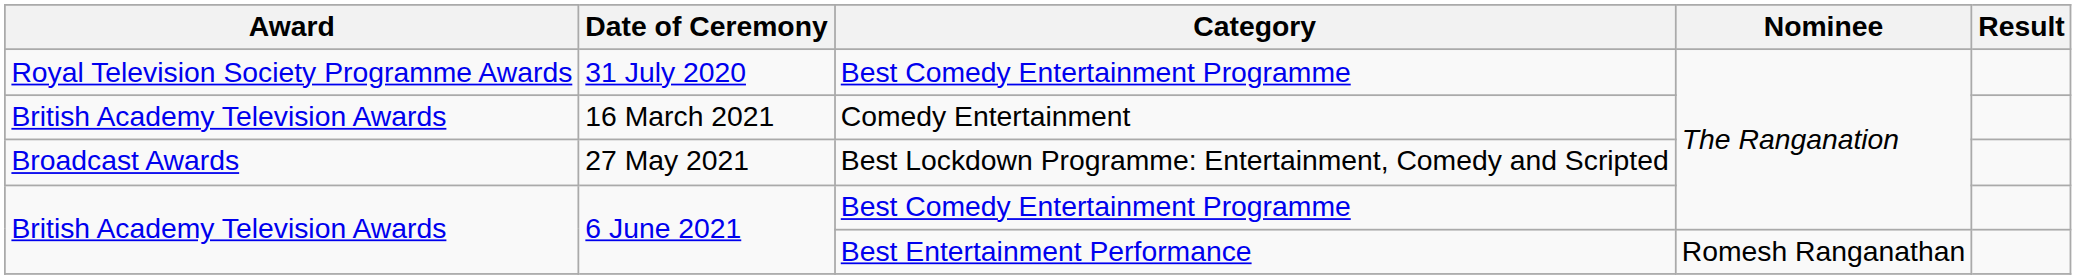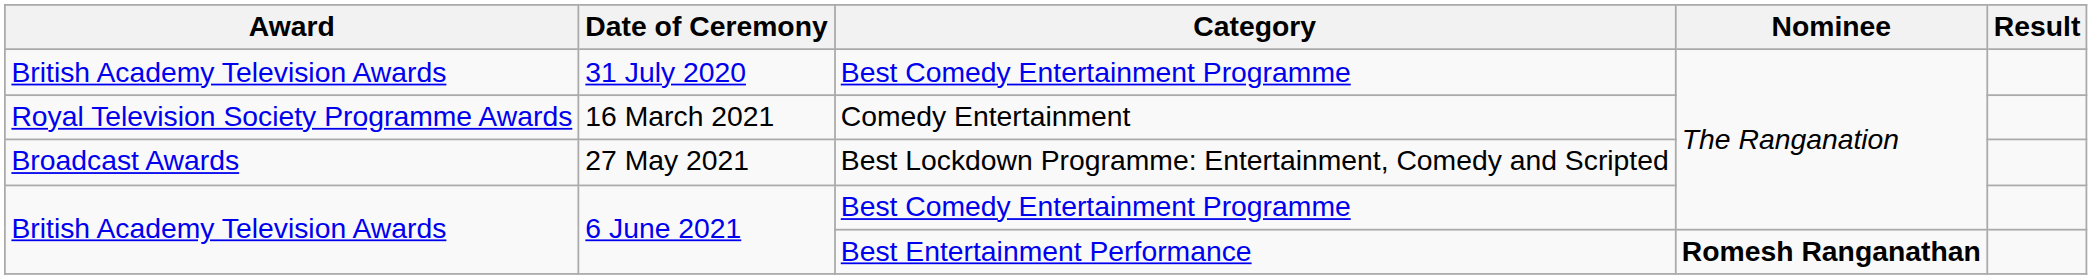(292, 71) Royal Television Society Programme Awards -> (229, 71) British Academy Television Awards
(229, 116) British Academy Television Awards -> (292, 116) Royal Television Society Programme Awards
(1823, 251) normal -> (1831, 251) bold
